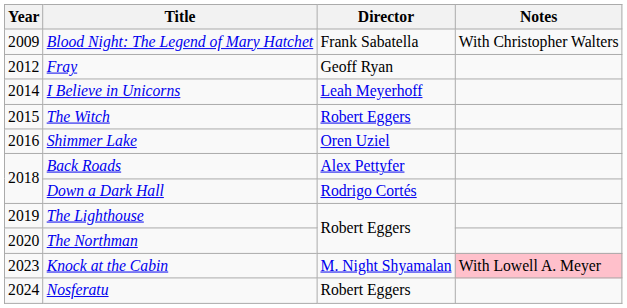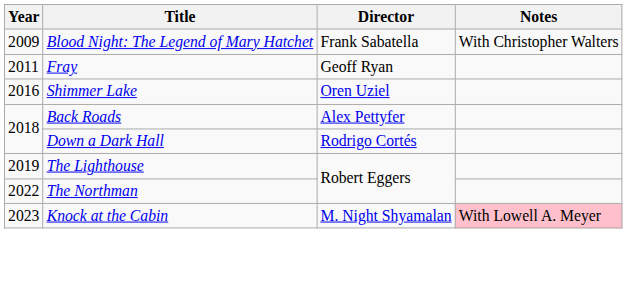(24, 66) 2012 -> (23, 66) 2011
- row: (114, 91)
- row: (78, 116)
(24, 240) 2020 -> (24, 191) 2022
- row: (78, 290)
